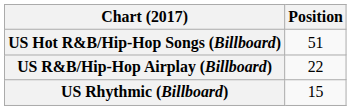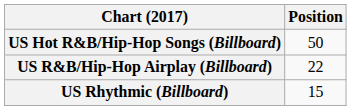(316, 42) 51 -> (316, 42) 50
